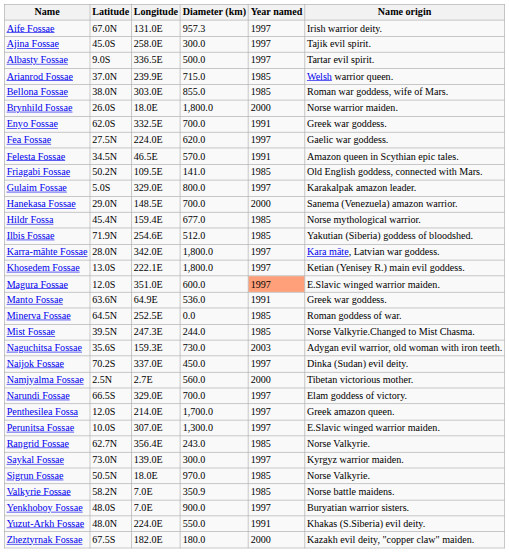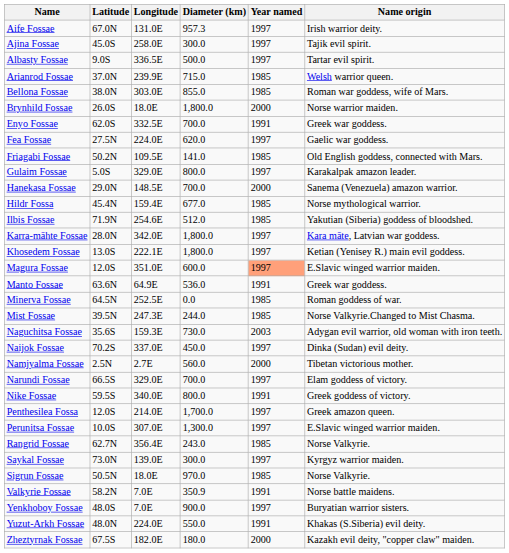- row: (36, 156)
+ row: (31, 396)
(261, 492) 1985 -> (261, 492) 1991
